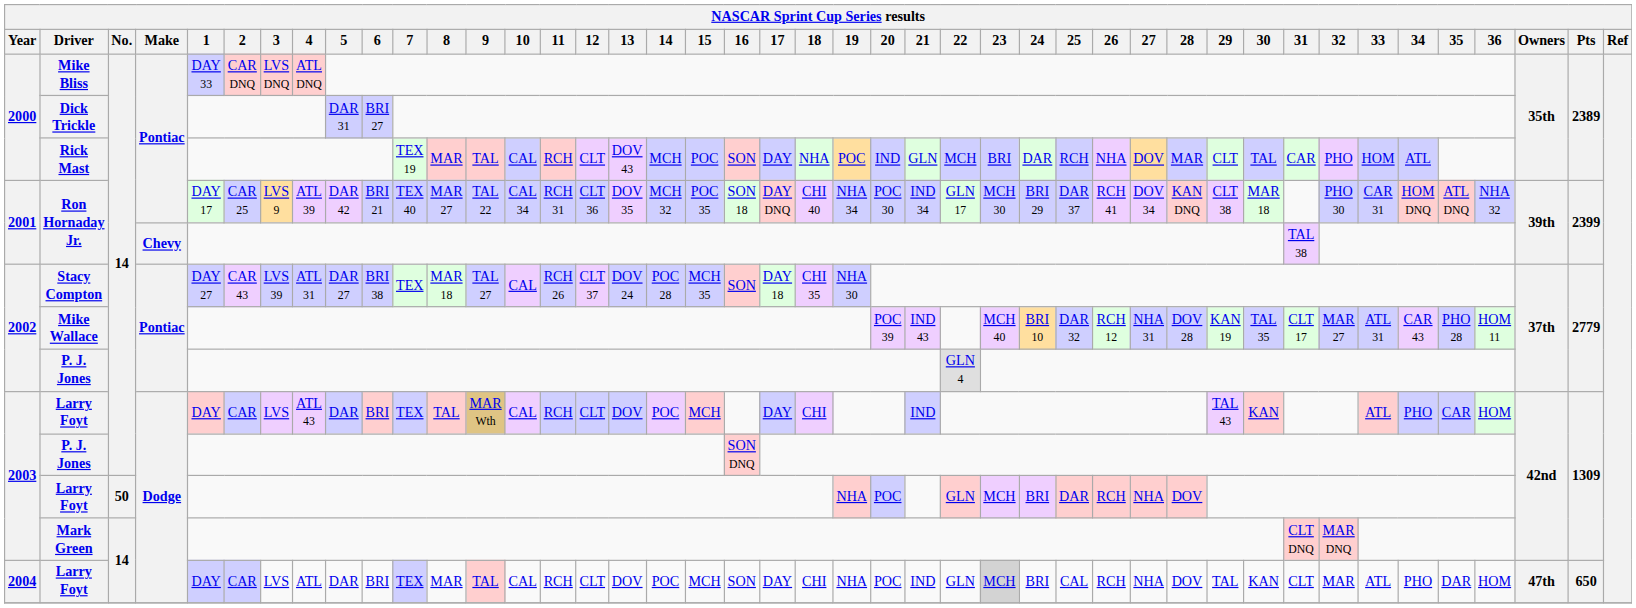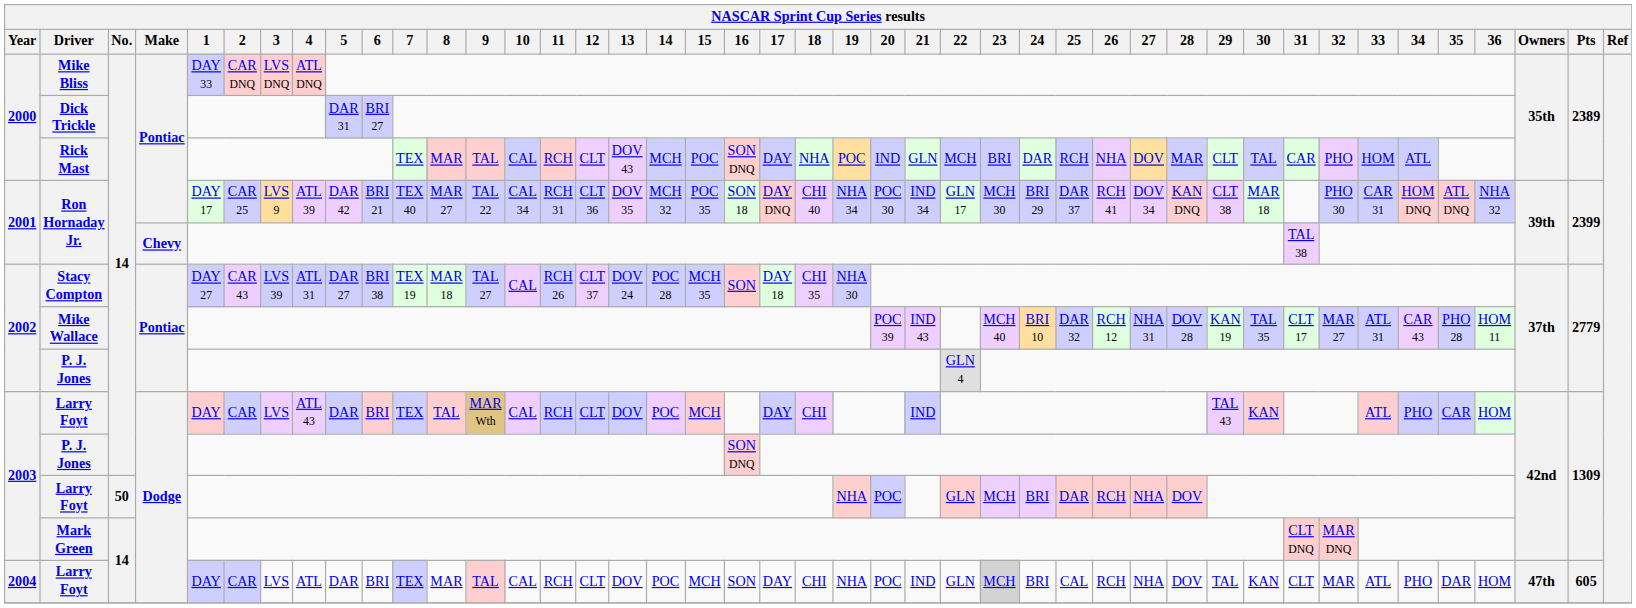(410, 158) TEX 19 -> (410, 159) TEX
(742, 159) SON -> (742, 158) SON DNQ
(410, 285) TEX -> (410, 285) TEX 19
(1586, 581) 650 -> (1586, 581) 605
